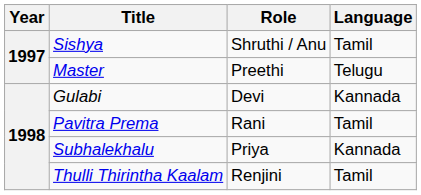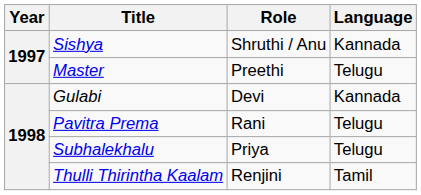(353, 44) Tamil -> (367, 44) Kannada
(353, 123) Tamil -> (358, 123) Telugu
(367, 149) Kannada -> (358, 149) Telugu
